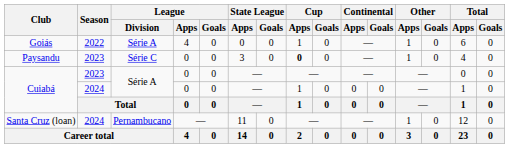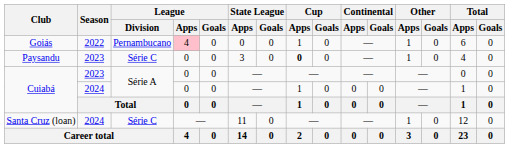(142, 43) Série A -> (142, 43) Pernambucano
(186, 43) no background -> (186, 43) pink background
(142, 120) Pernambucano -> (142, 120) Série C
